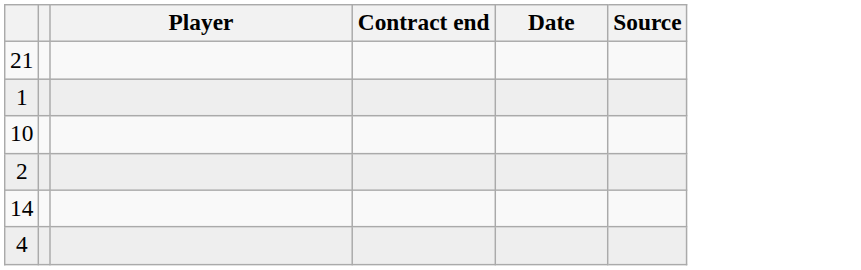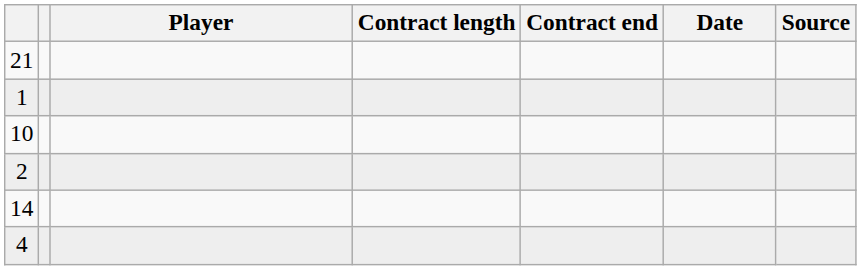+ column: (437, 23)
